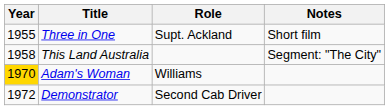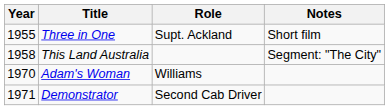(21, 74) gold background -> (21, 74) no background
(21, 94) 1972 -> (21, 94) 1971
